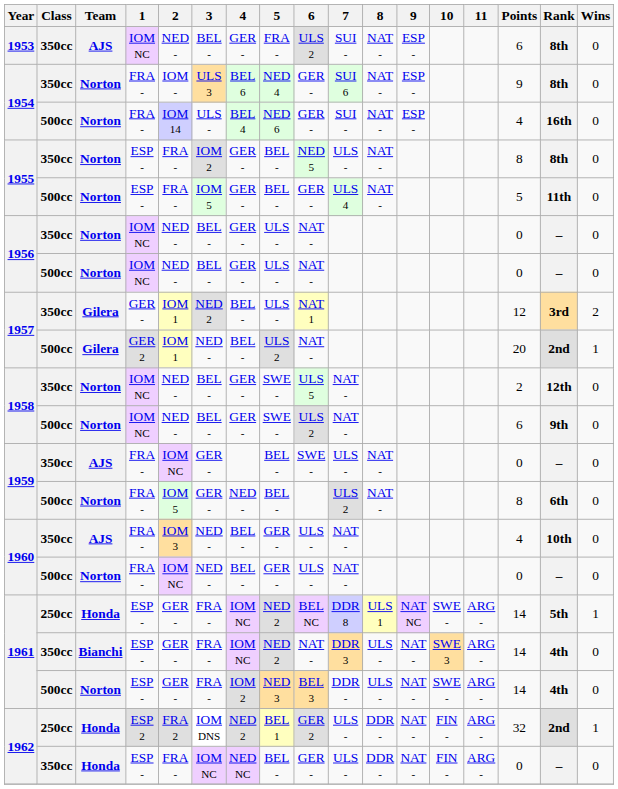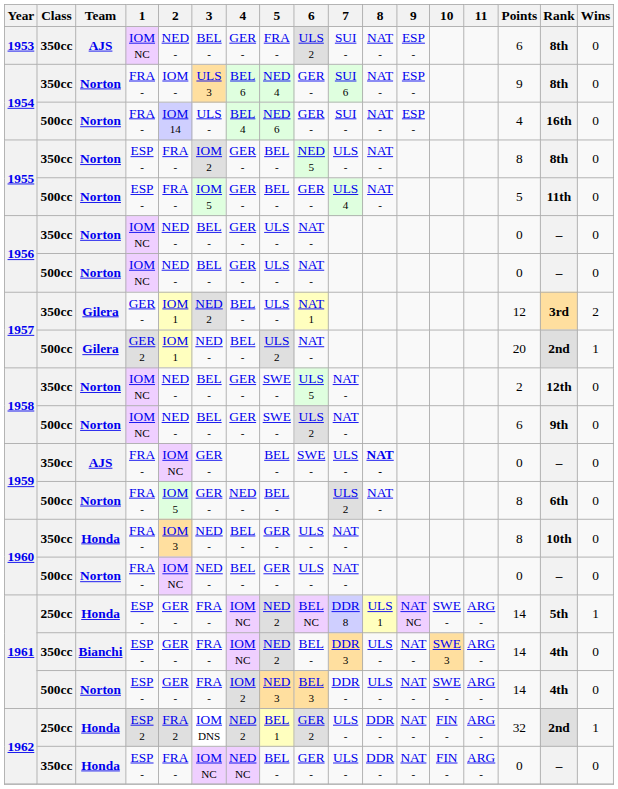(380, 462) normal -> (380, 462) bold
(101, 538) AJS -> (101, 538) Honda
(519, 538) 4 -> (519, 538) 8
(311, 652) NAT - -> (311, 652) BEL -
